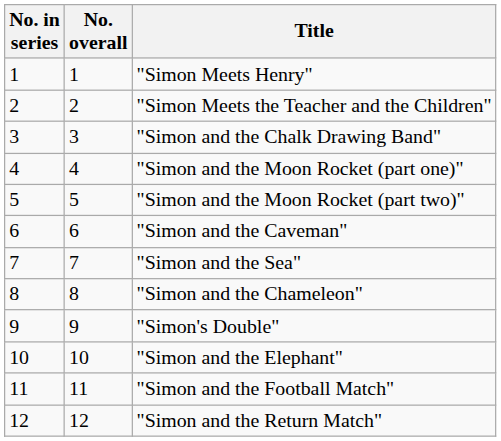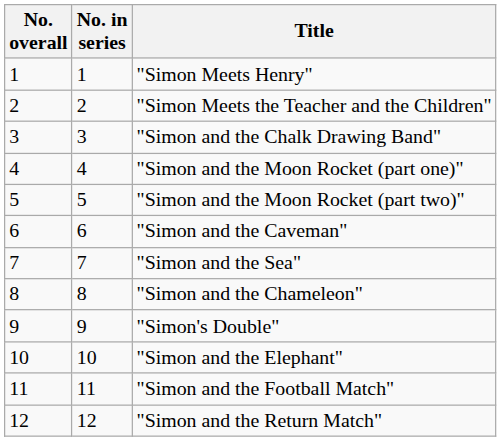columns swapped: (98, 31) <-> (35, 31)
